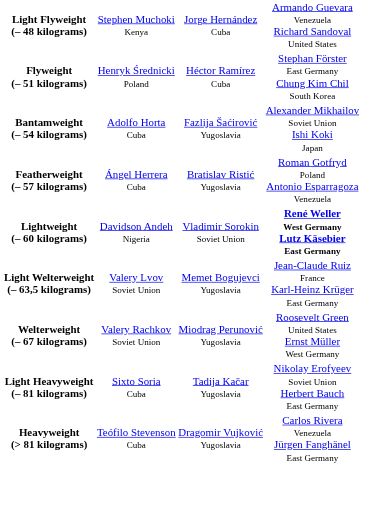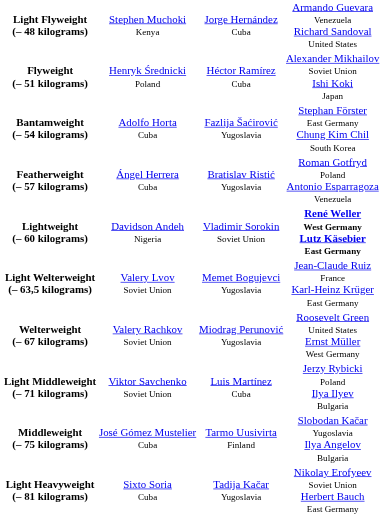(312, 77) Stephan Förster East Germany Chung Kim Chil South Korea -> (333, 77) Alexander Mikhailov Soviet Union Ishi Koki Japan
(312, 129) Alexander Mikhailov Soviet Union Ishi Koki Japan -> (333, 129) Stephan Förster East Germany Chung Kim Chil South Korea
+ row: (50, 387)
+ row: (50, 439)
- row: (49, 439)
